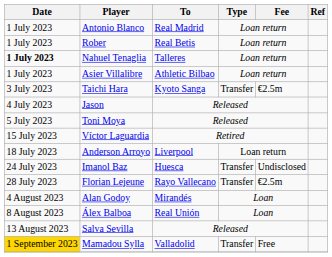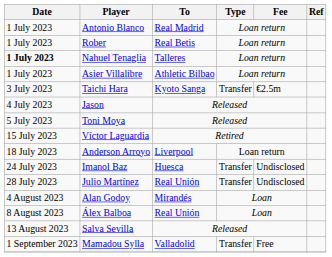- row: (113, 182)
+ row: (110, 182)
(42, 244) gold background -> (42, 244) no background
